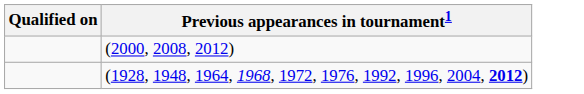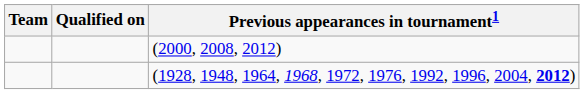+ column: (28, 20)
